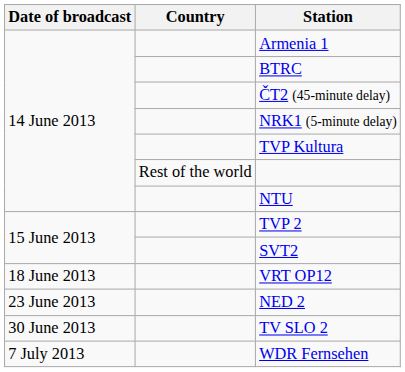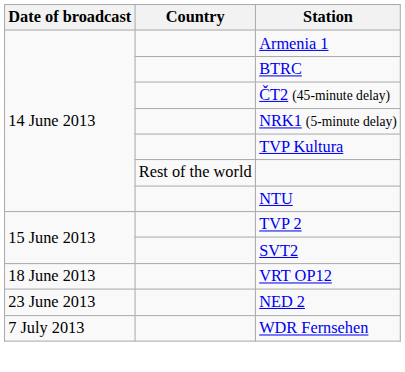- row: (293, 328)
